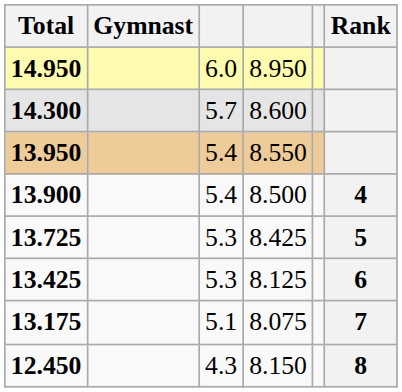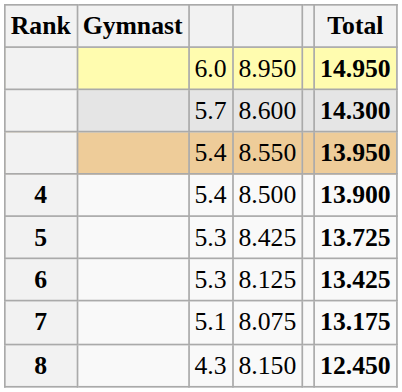columns swapped: (361, 25) <-> (46, 25)
